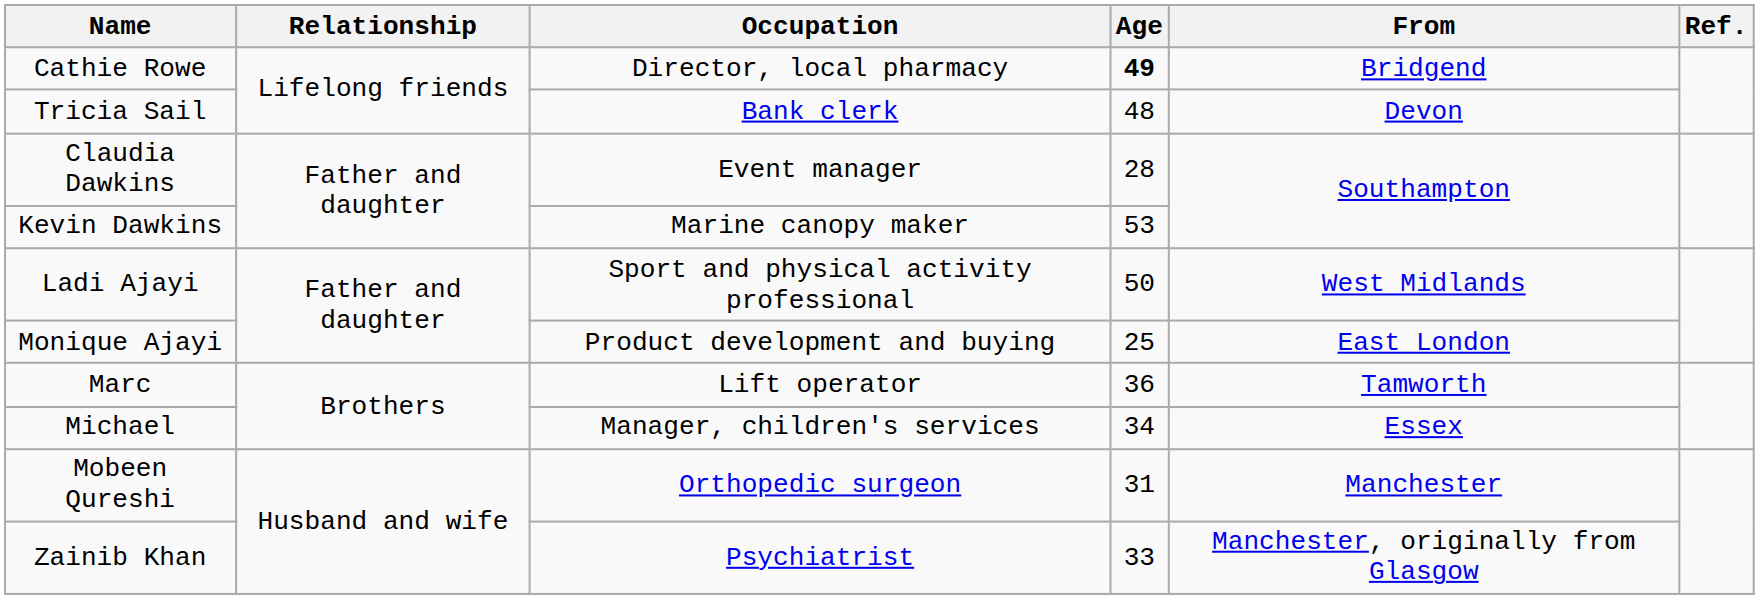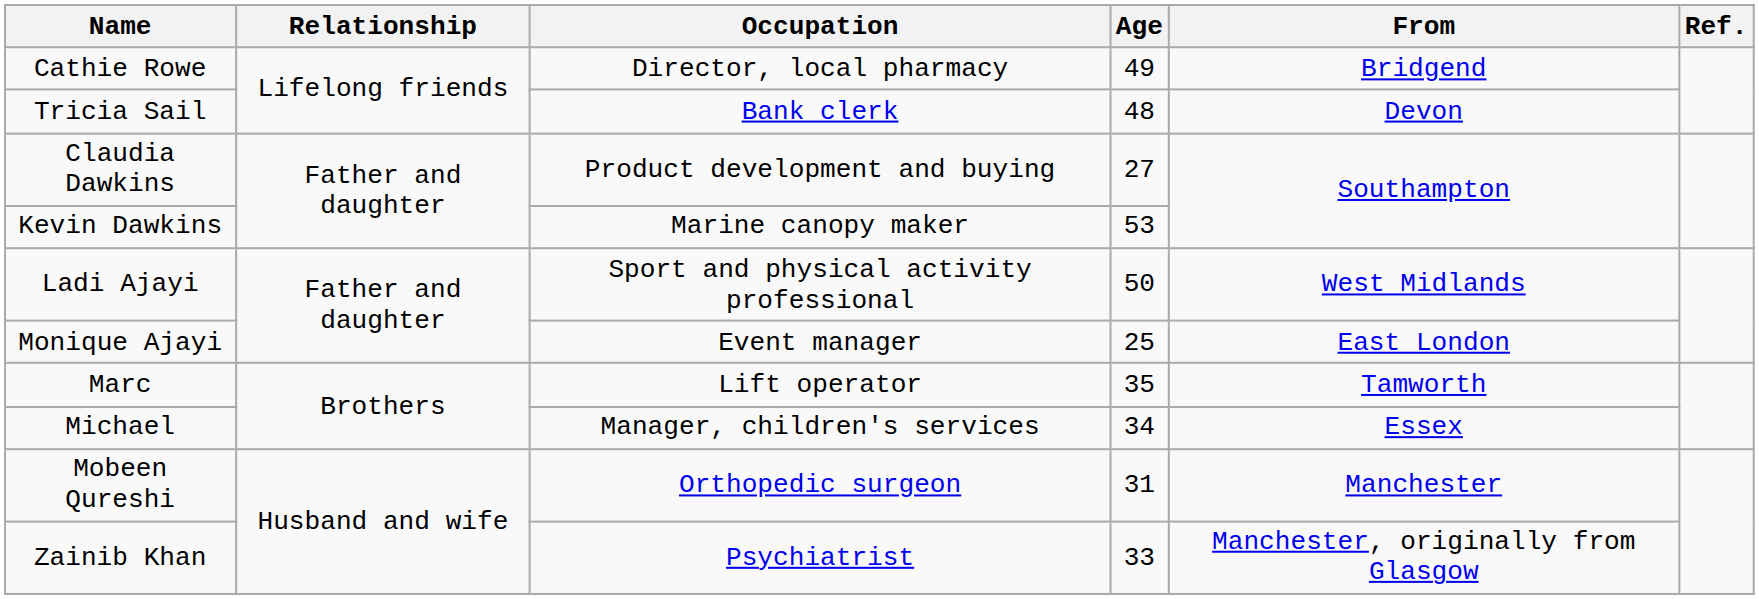(1139, 69) bold -> (1139, 69) normal
(820, 169) Event manager -> (820, 169) Product development and buying
(1139, 169) 28 -> (1139, 169) 27
(820, 342) Product development and buying -> (820, 342) Event manager
(1139, 385) 36 -> (1139, 385) 35
